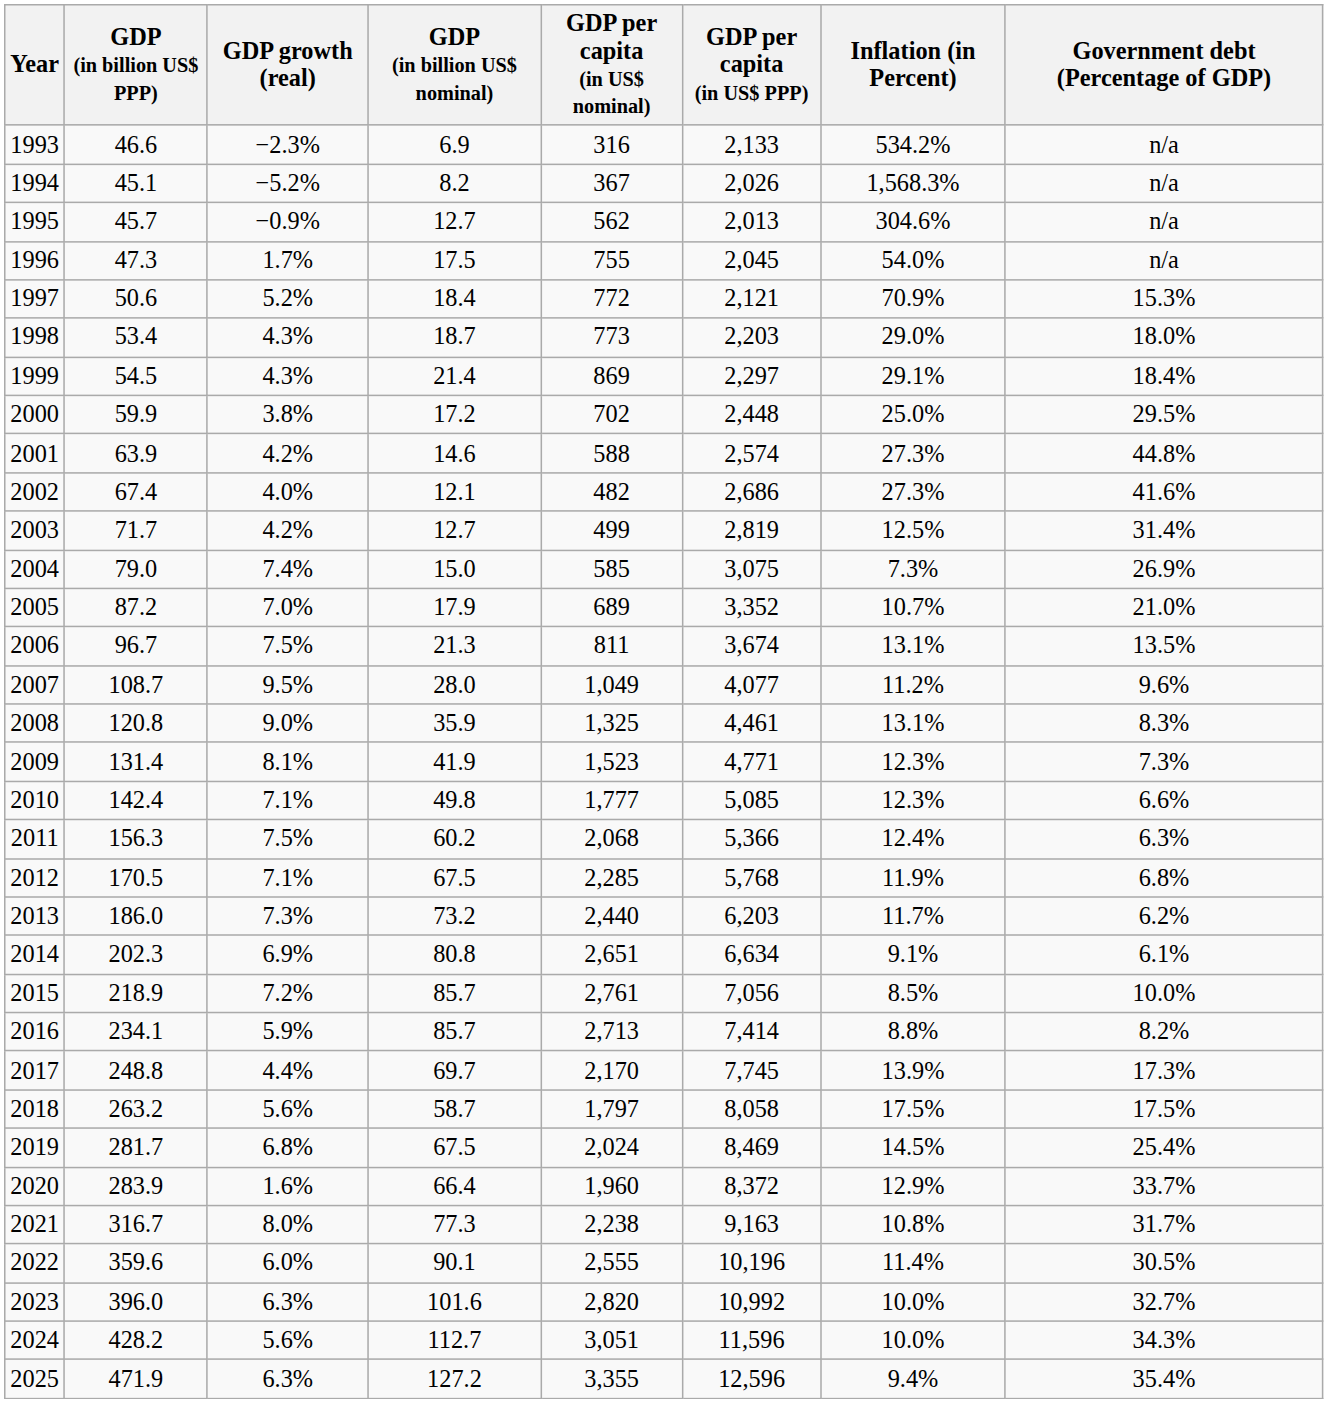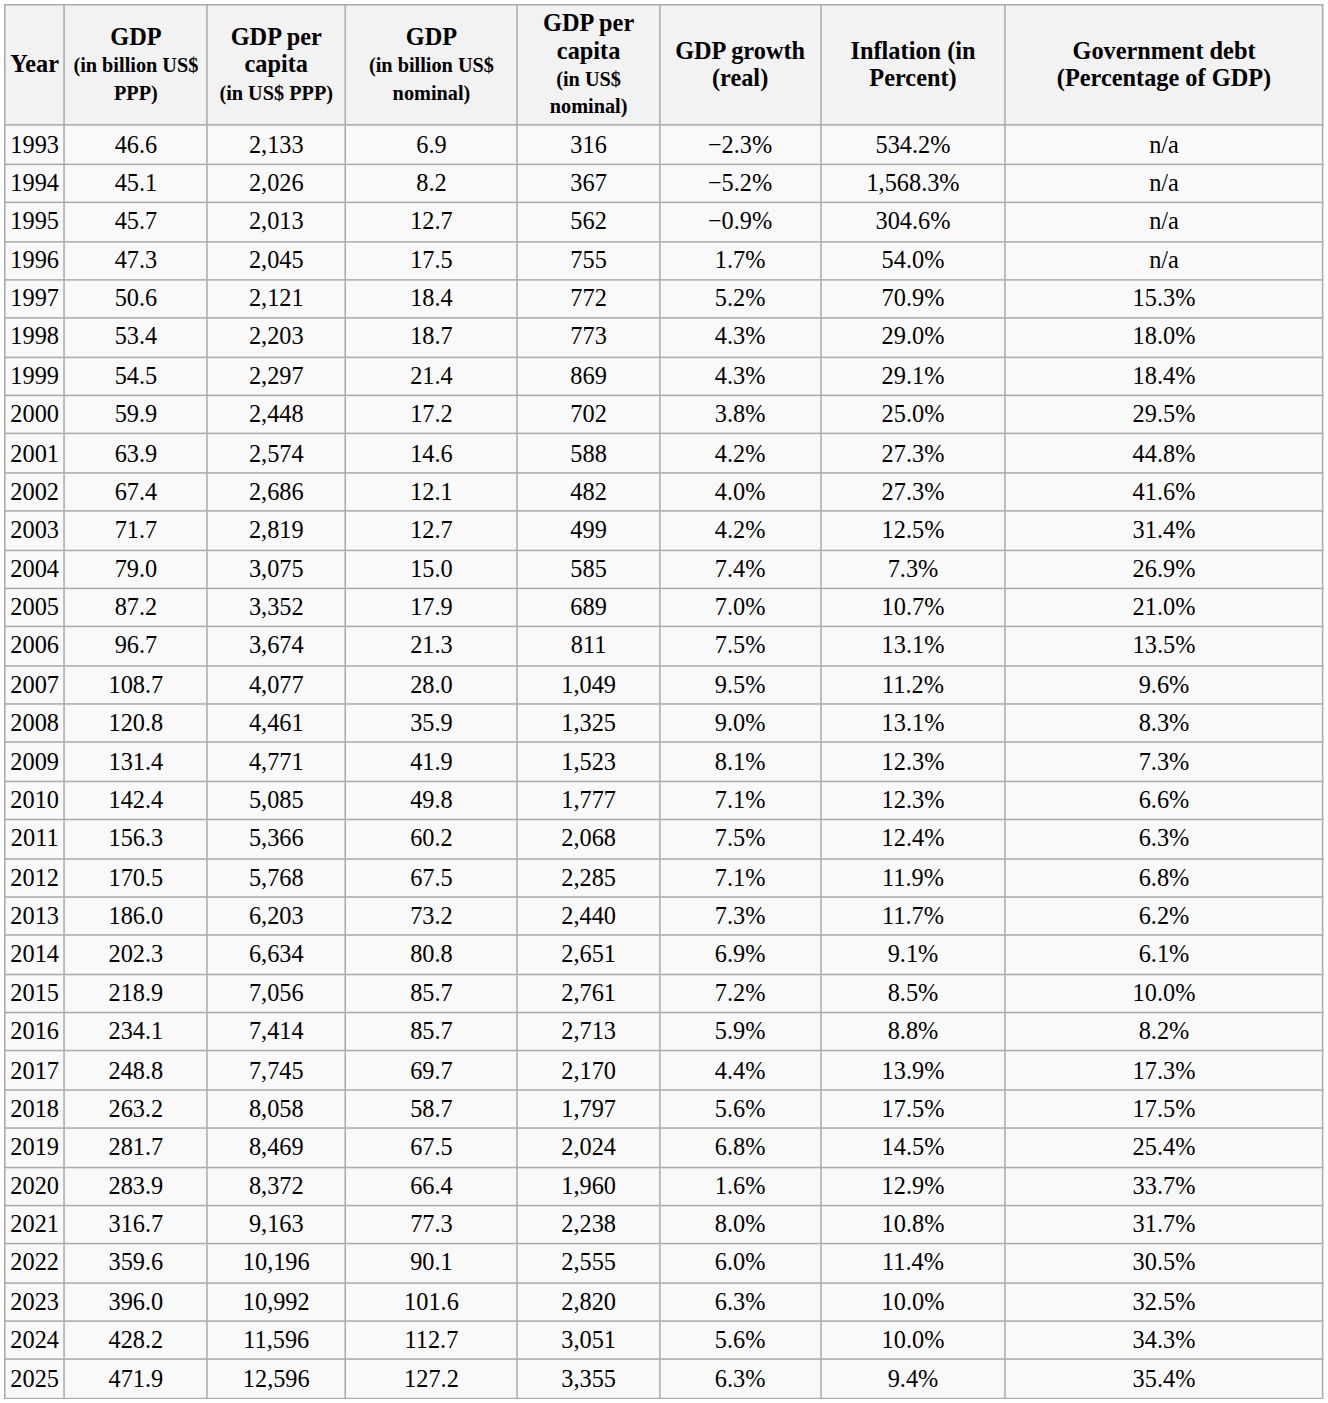columns swapped: (752, 64) <-> (288, 64)
(1164, 1301) 32.7% -> (1164, 1301) 32.5%
